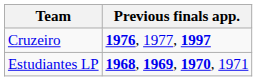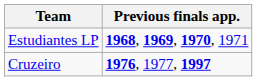rows swapped: (53, 64) <-> (34, 40)
